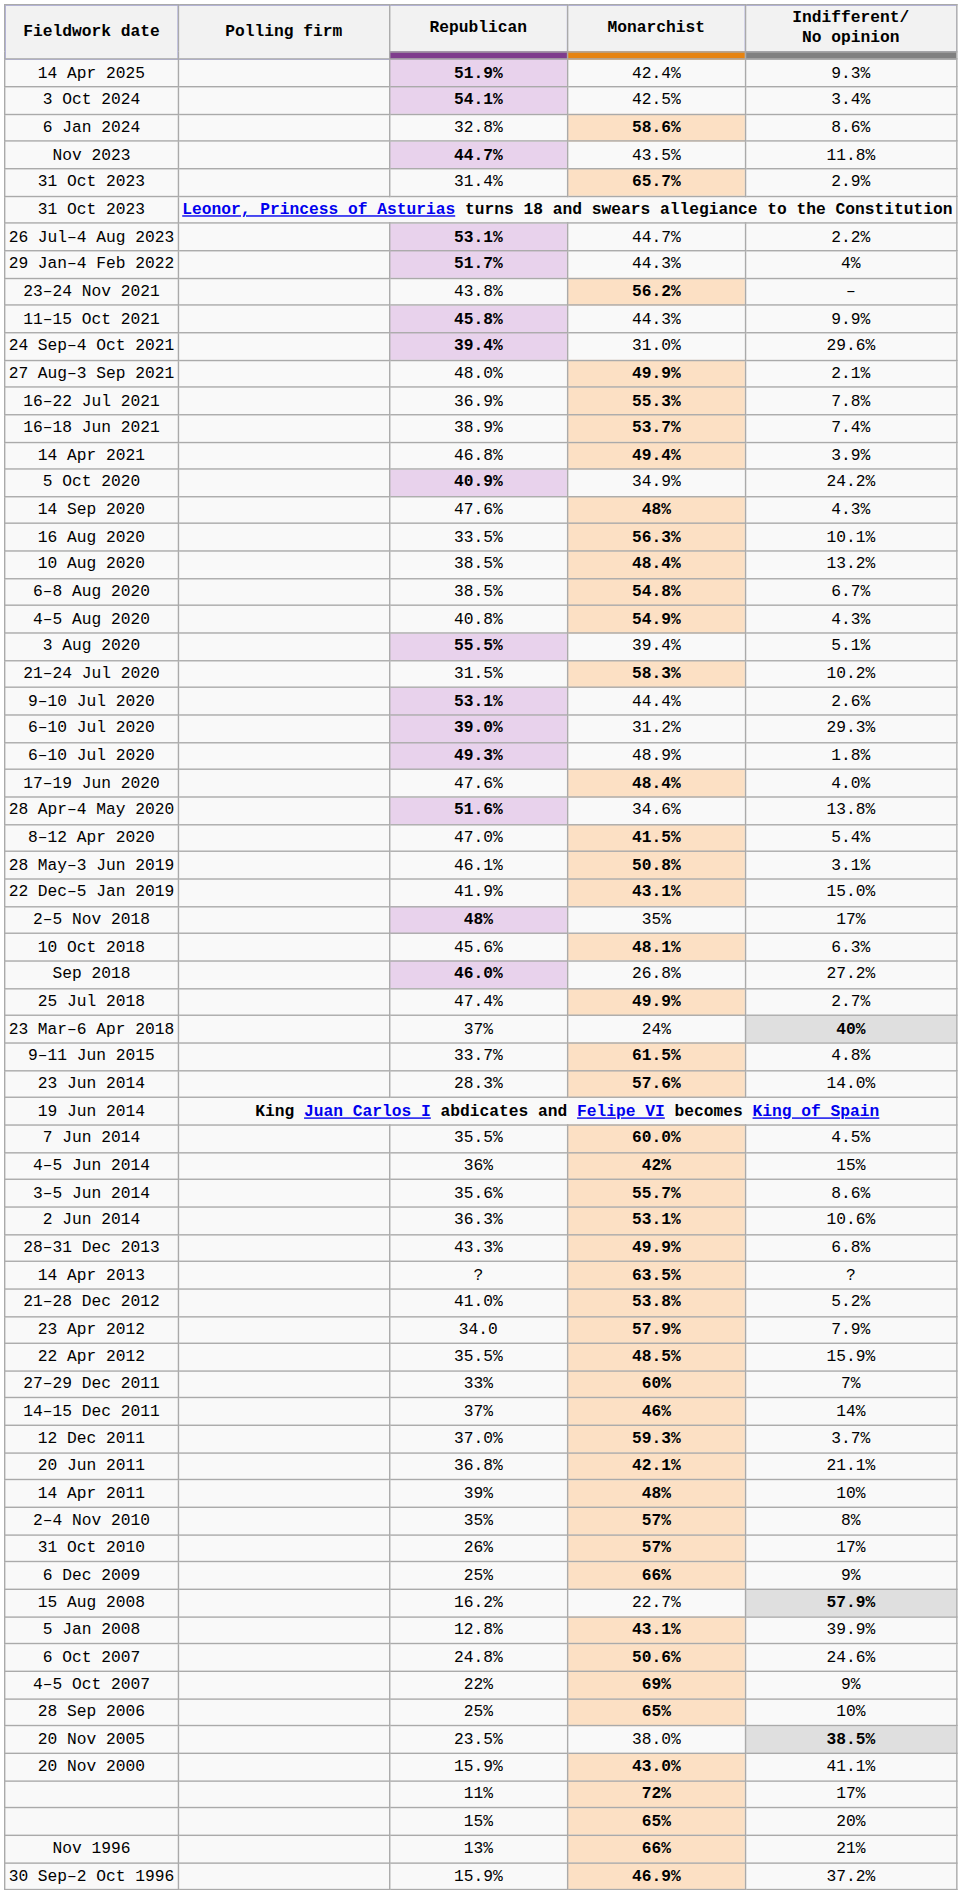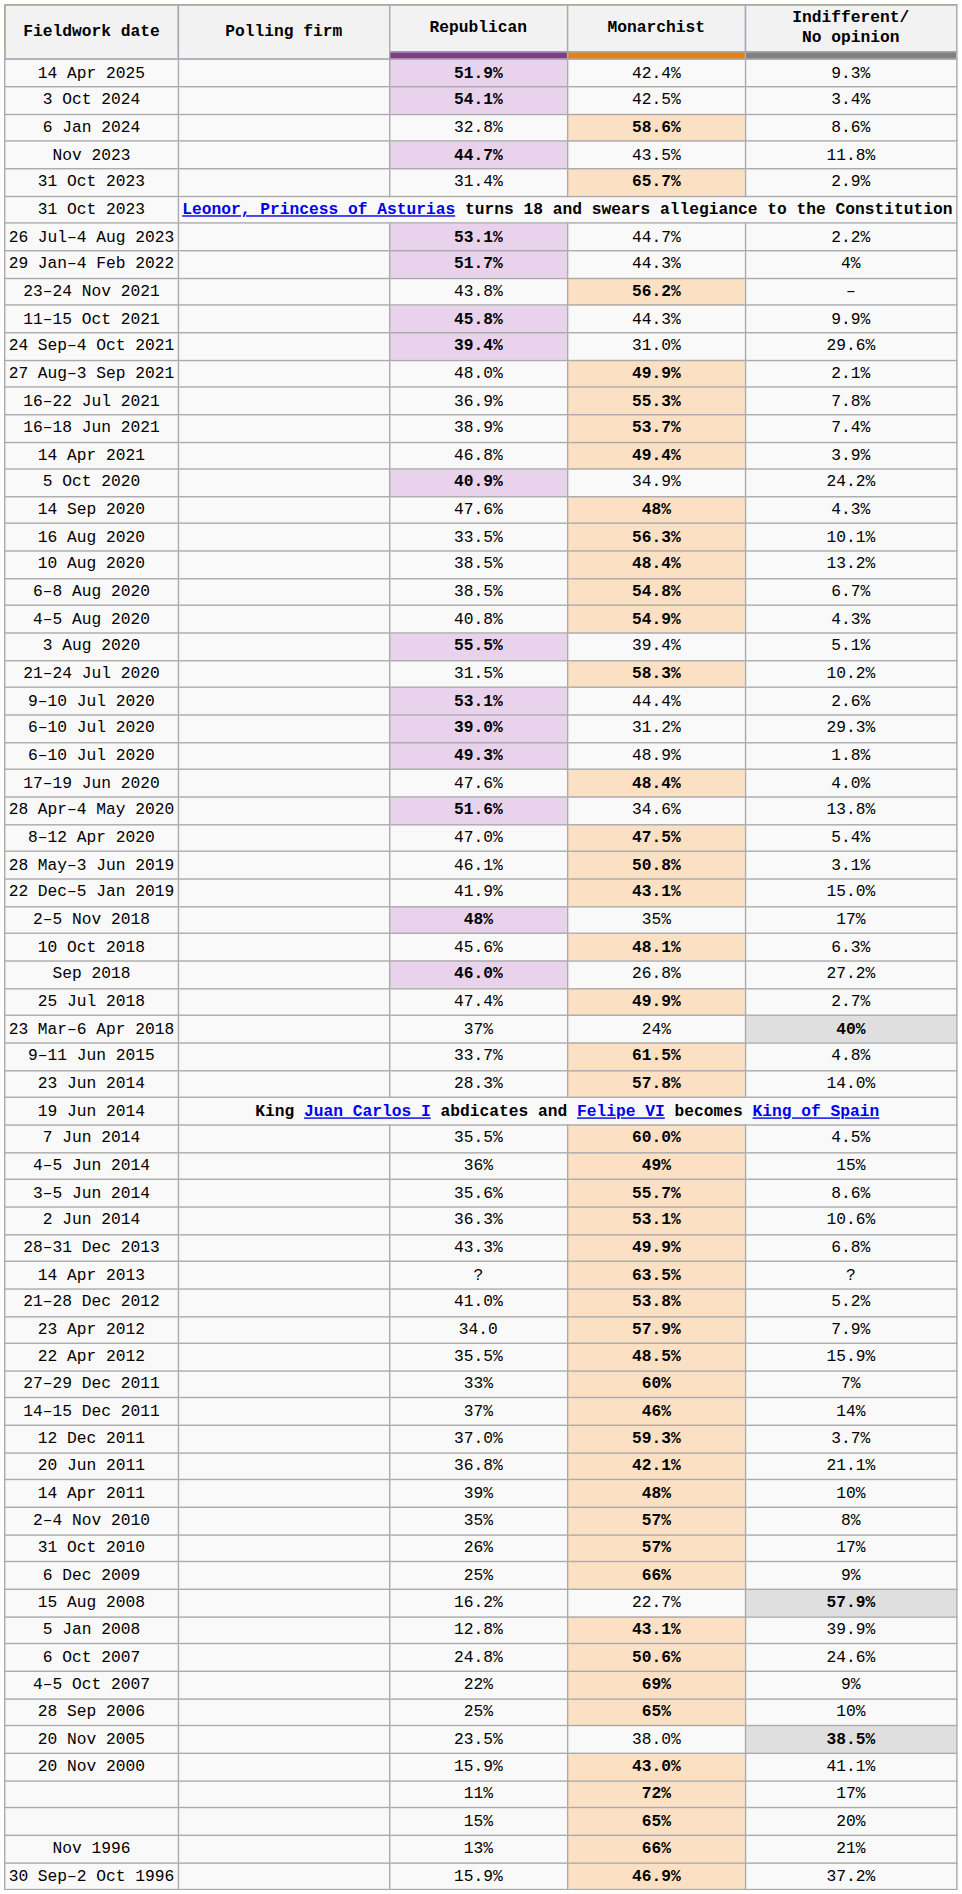(656, 838) 41.5% -> (656, 838) 47.5%
(656, 1084) 57.6% -> (656, 1084) 57.8%
(656, 1166) 42% -> (656, 1166) 49%
